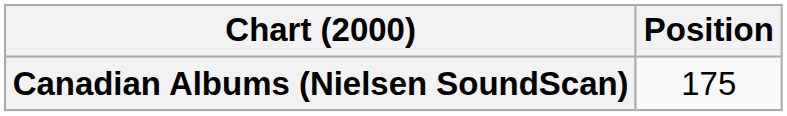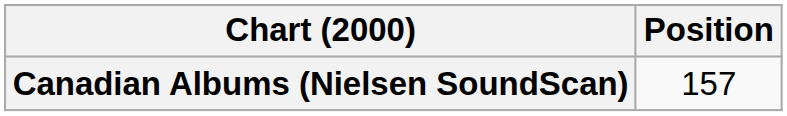(709, 82) 175 -> (709, 82) 157
